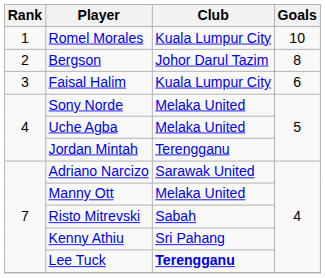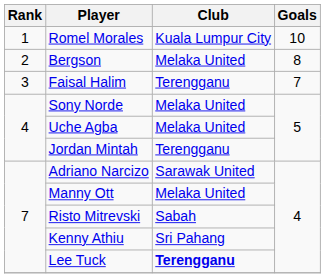(212, 60) Johor Darul Tazim -> (200, 60) Melaka United
(213, 82) Kuala Lumpur City -> (192, 82) Terengganu
(297, 82) 6 -> (297, 82) 7
